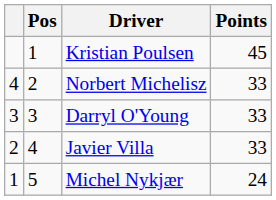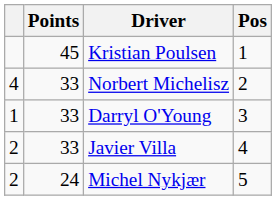columns swapped: (42, 20) <-> (241, 20)
(14, 116) 3 -> (14, 116) 1
(14, 179) 1 -> (14, 179) 2
